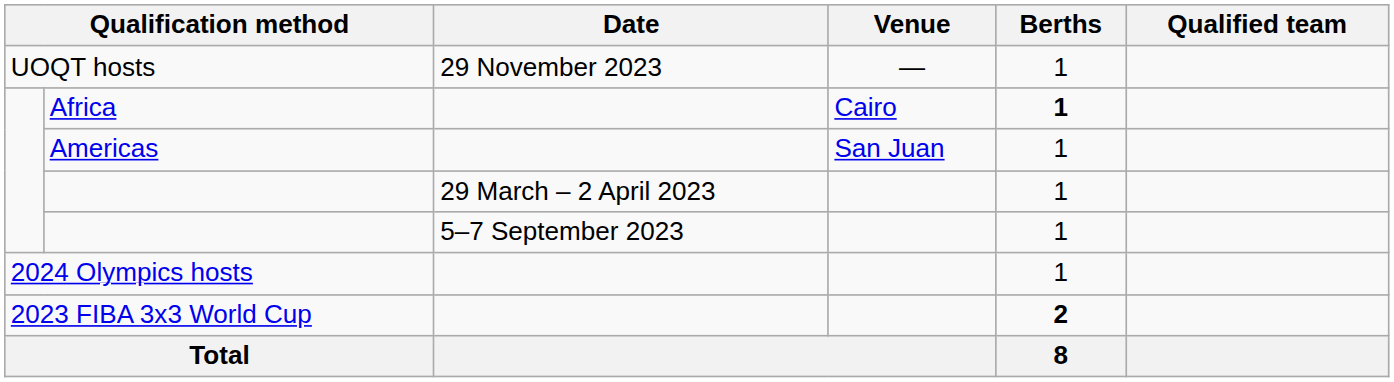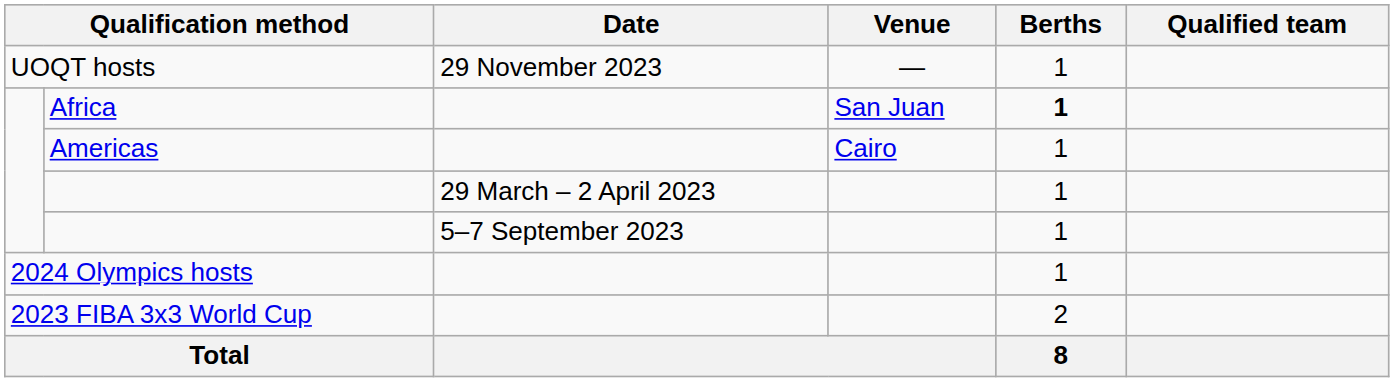(866, 107) Cairo -> (889, 107) San Juan
(889, 149) San Juan -> (866, 149) Cairo
(1061, 314) bold -> (1061, 314) normal
